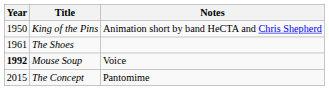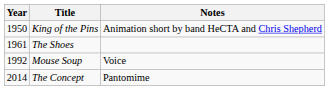(17, 61) bold -> (17, 61) normal
(17, 77) 2015 -> (17, 77) 2014
